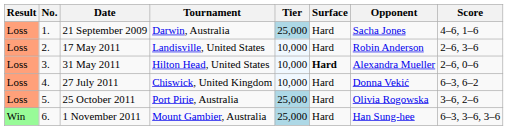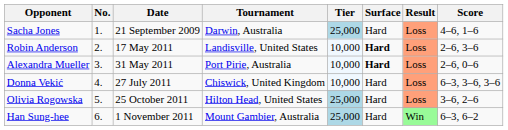columns swapped: (22, 13) <-> (394, 13)
(323, 47) normal -> (377, 47) bold
(211, 64) Hilton Head, United States -> (248, 64) Port Pirie, Australia
(459, 82) 6–3, 6–2 -> (470, 82) 6–3, 3–6, 3–6
(195, 99) Port Pirie, Australia -> (264, 99) Hilton Head, United States
(470, 116) 6–3, 3–6, 3–6 -> (459, 116) 6–3, 6–2
